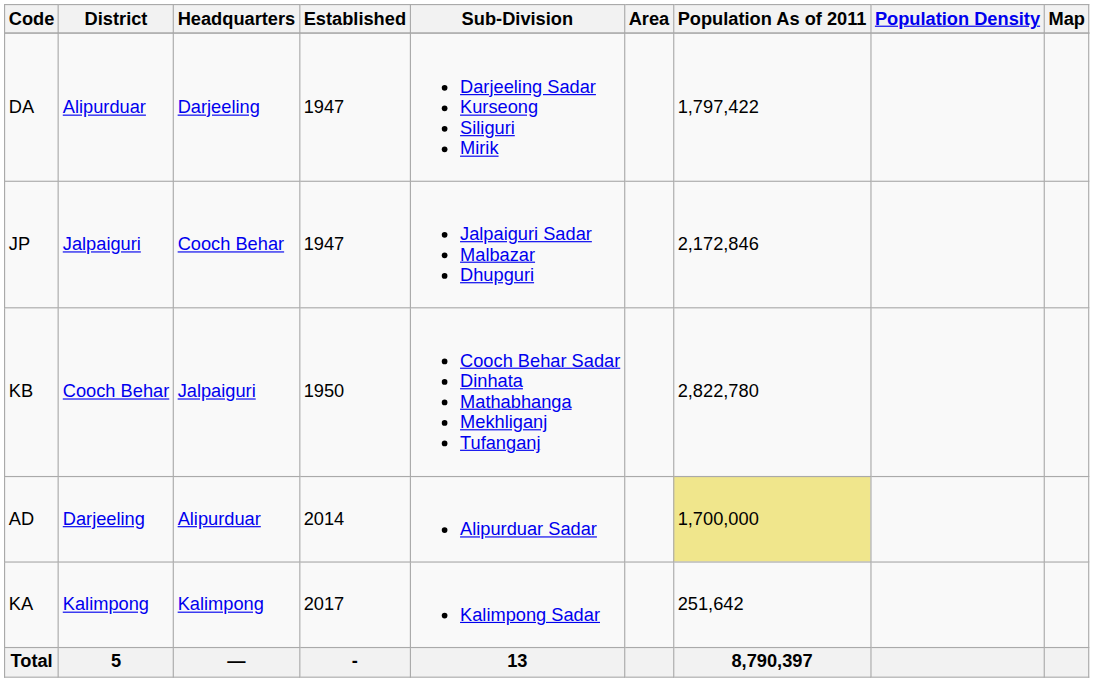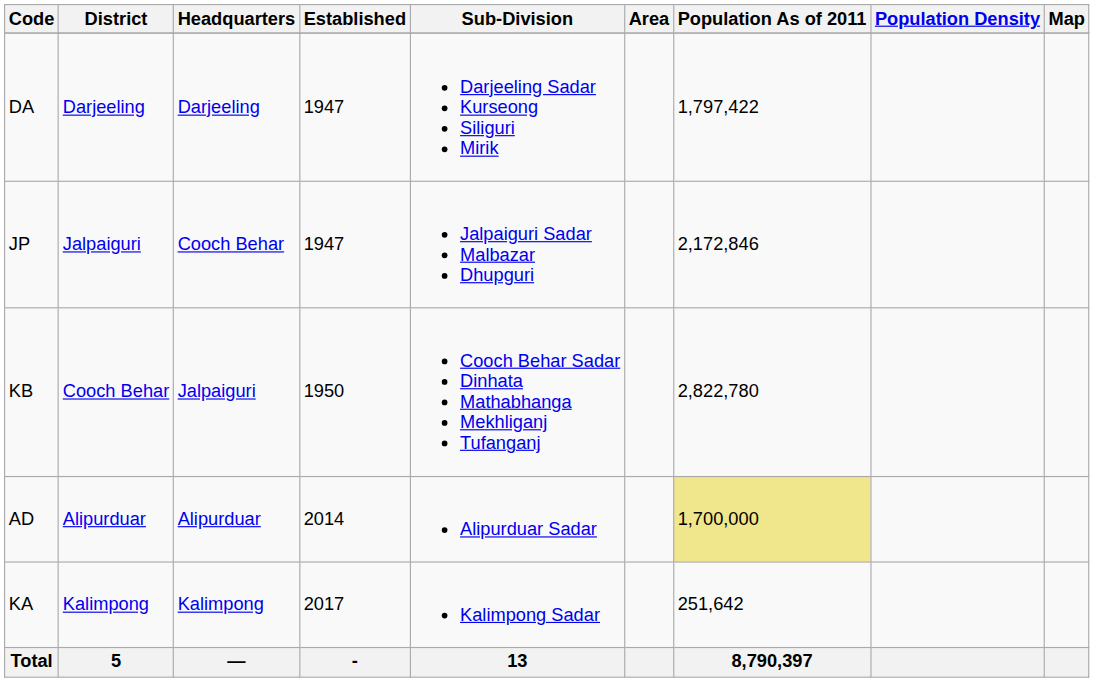(104, 107) Alipurduar -> (104, 107) Darjeeling
(104, 518) Darjeeling -> (104, 518) Alipurduar
